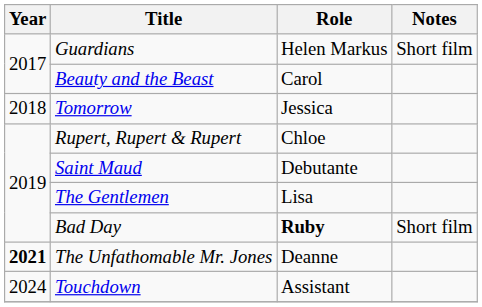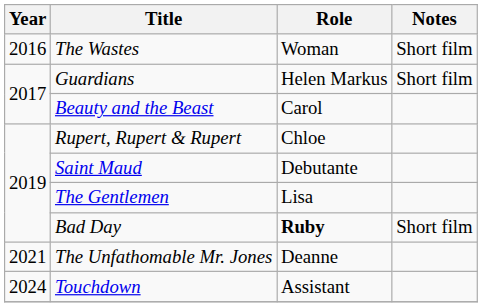+ row: (97, 49)
- row: (93, 108)
(28, 256) bold -> (28, 256) normal
